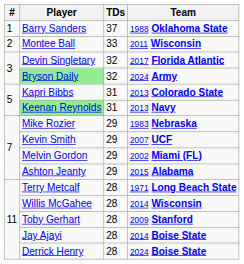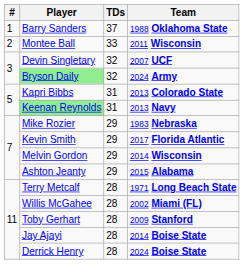(177, 60) 2017 Florida Atlantic -> (151, 60) 2007 UCF
(151, 140) 2007 UCF -> (177, 140) 2017 Florida Atlantic
(166, 156) 2002 Miami (FL) -> (166, 156) 2014 Wisconsin
(166, 204) 2014 Wisconsin -> (166, 204) 2002 Miami (FL)
